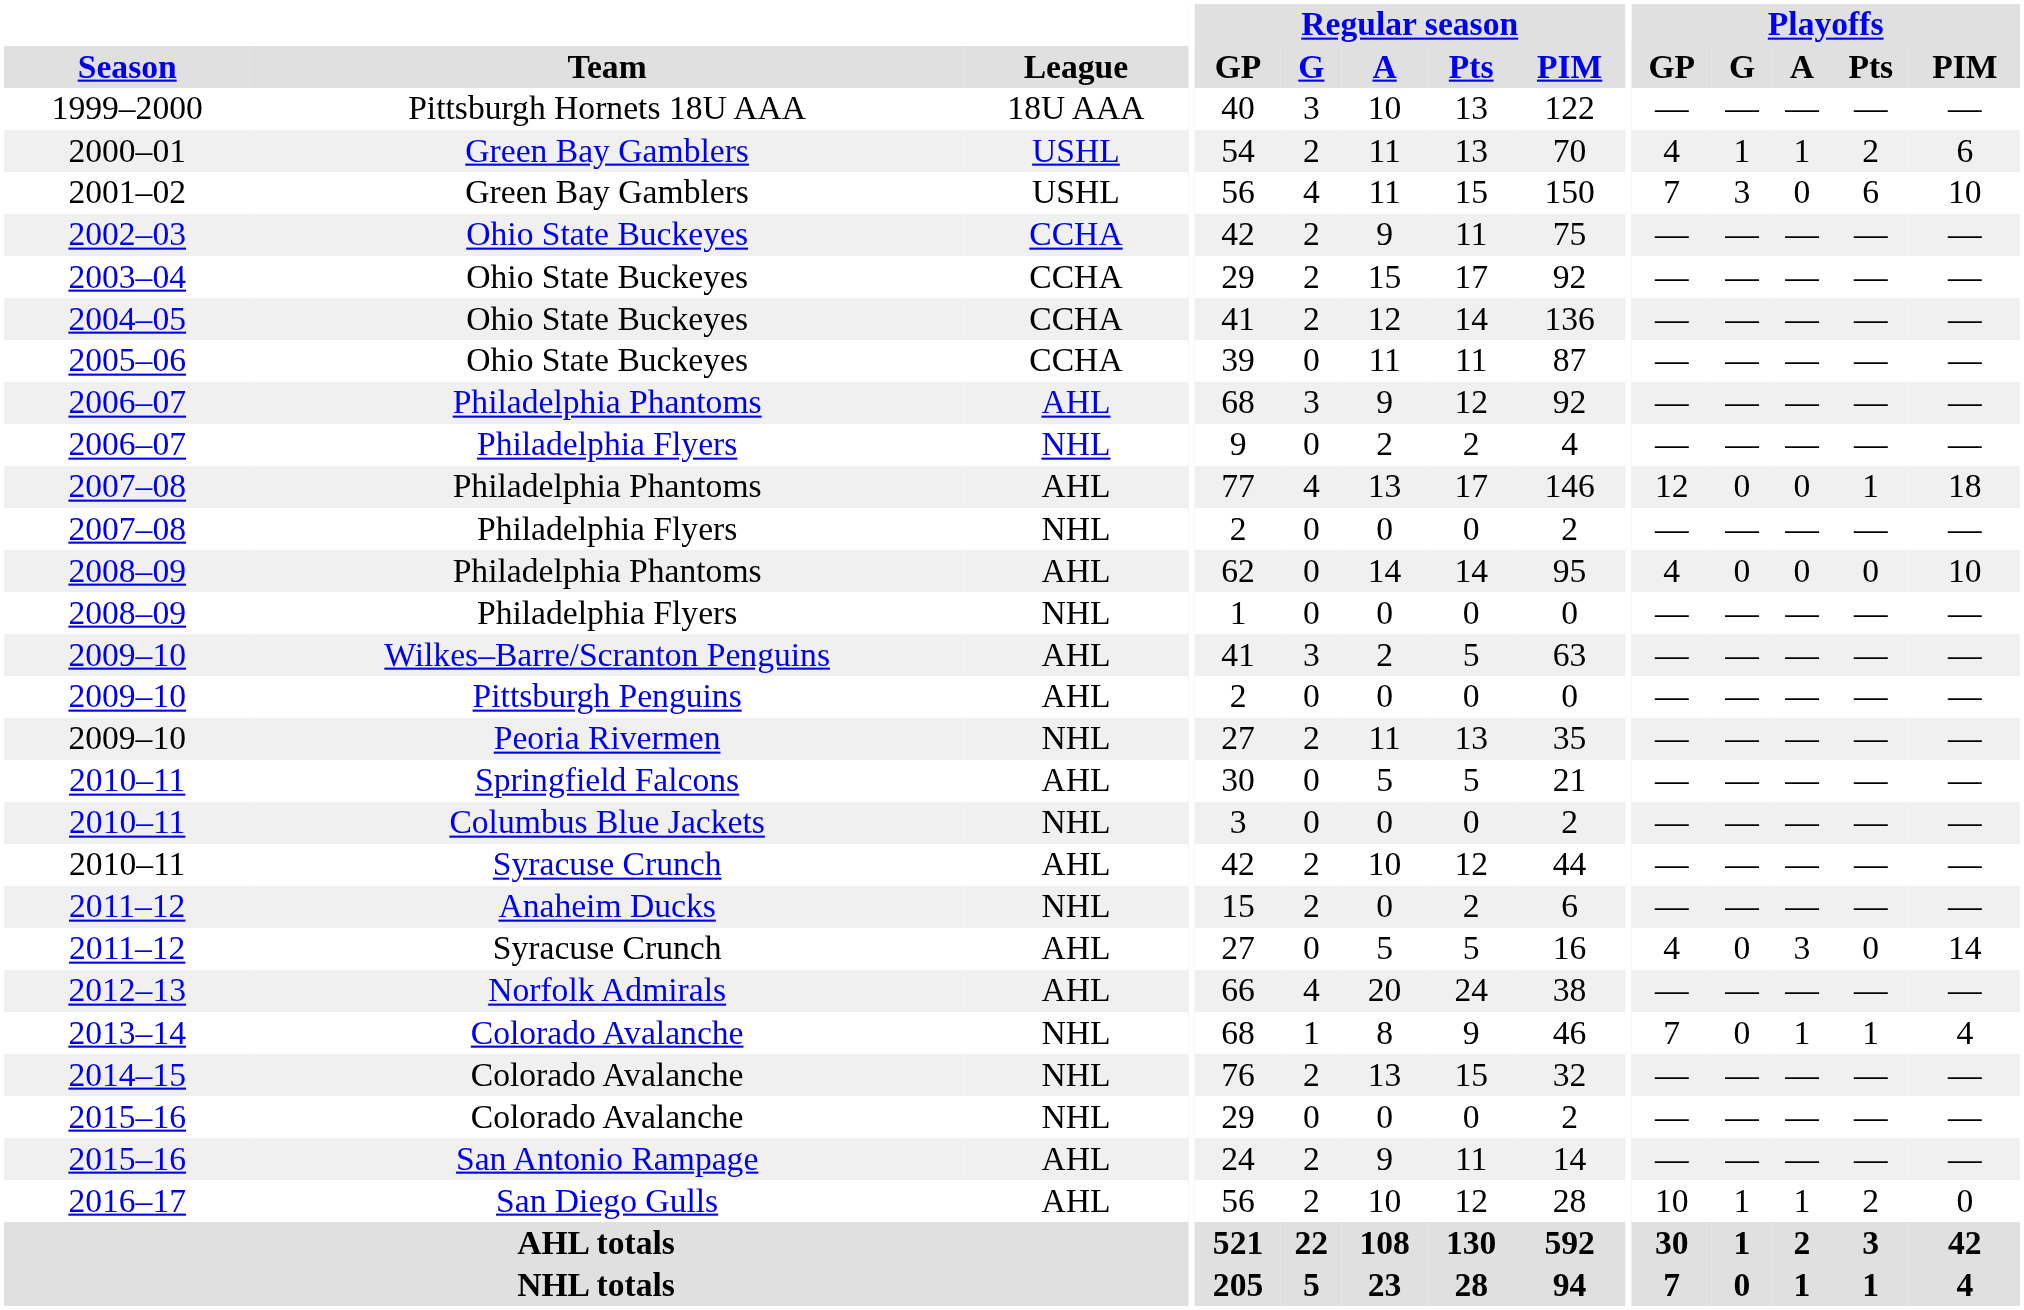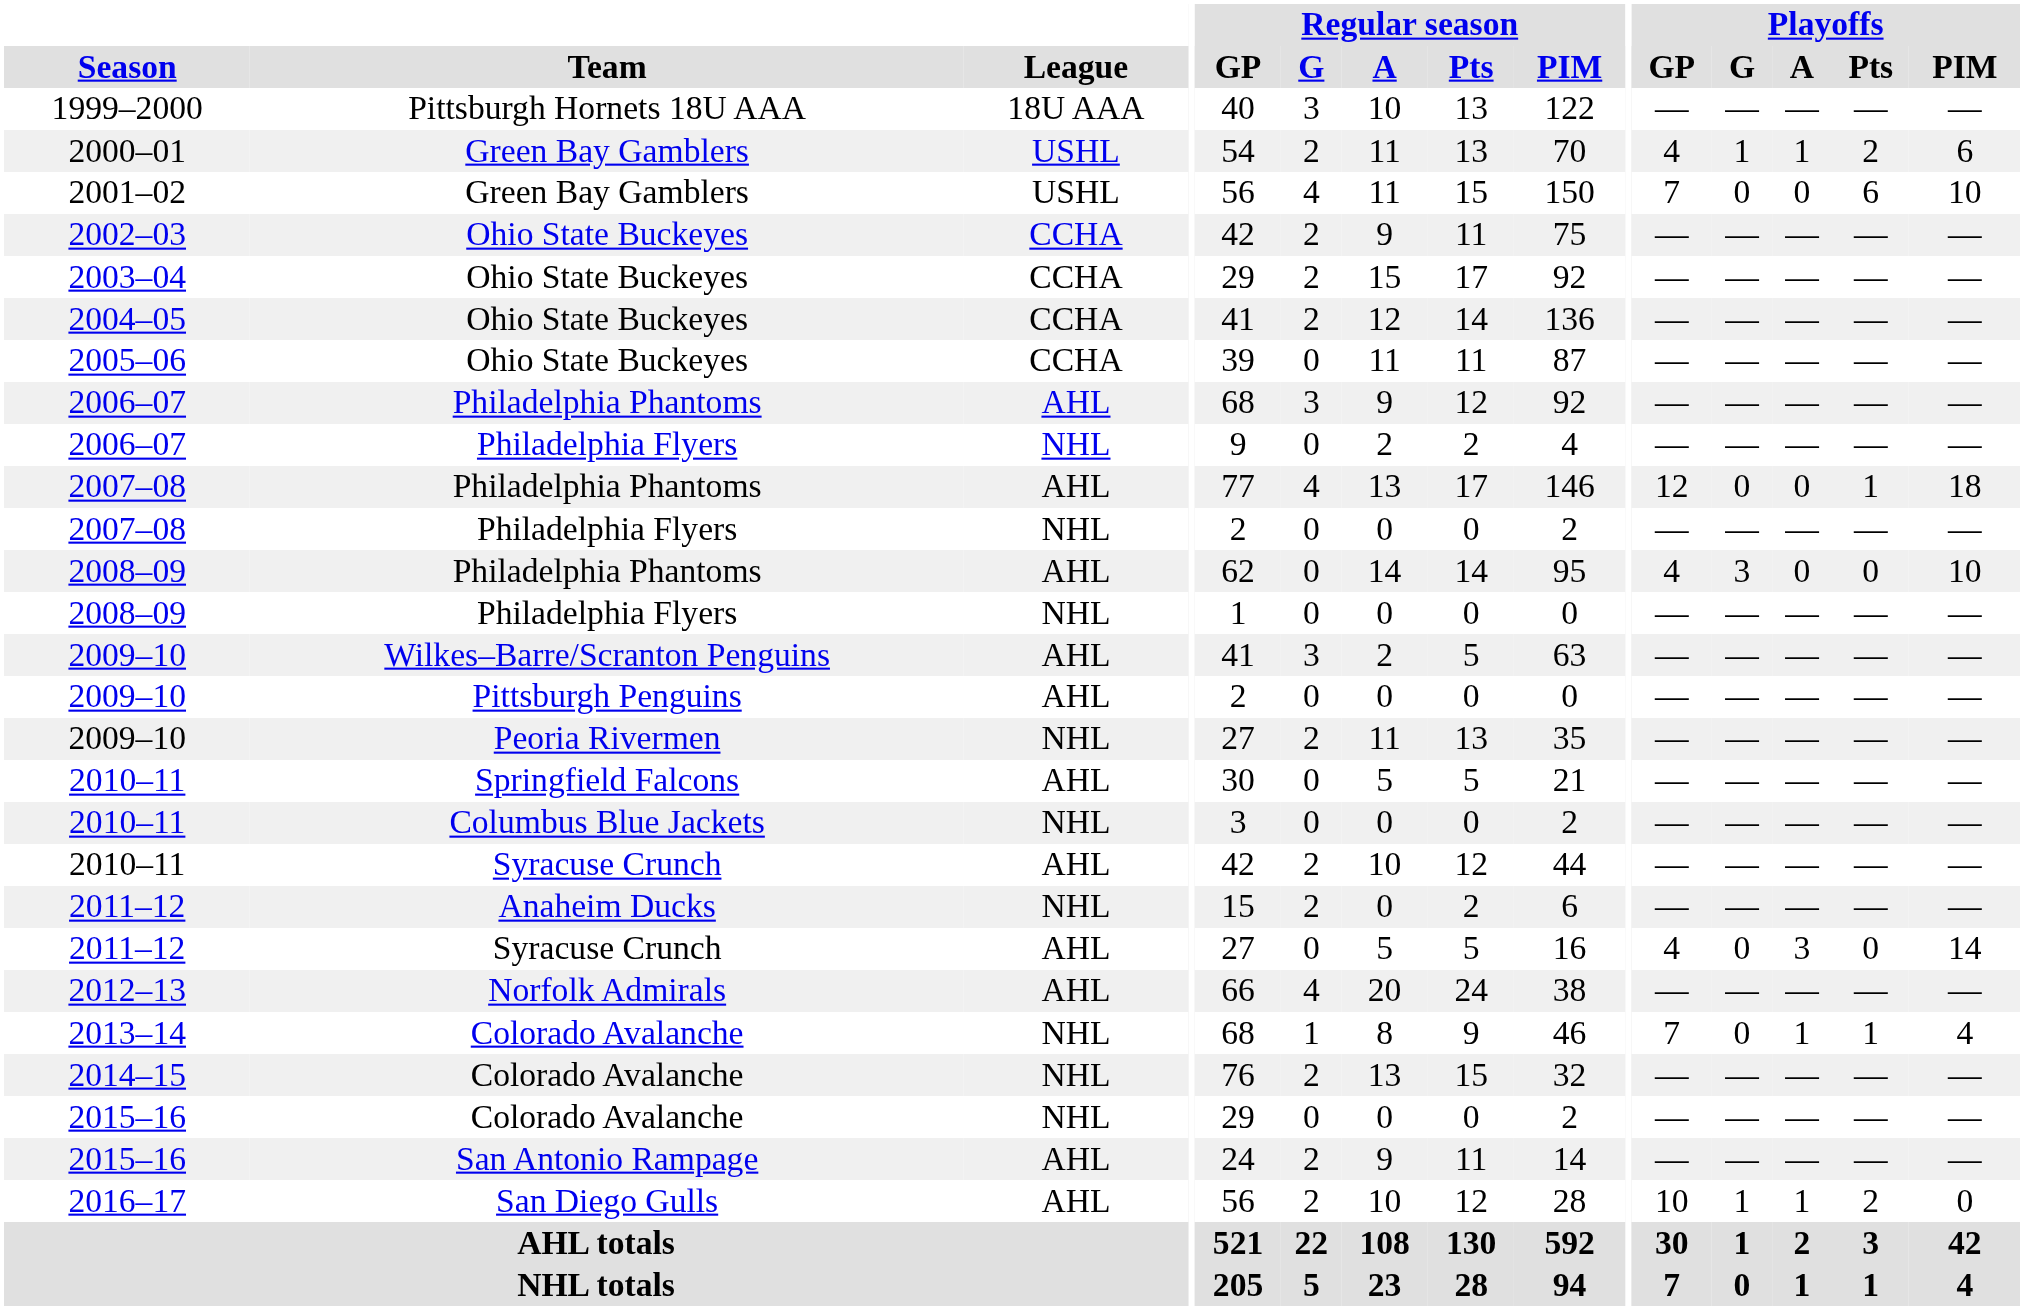(1742, 192) 3 -> (1742, 192) 0
(1742, 570) 0 -> (1742, 570) 3
